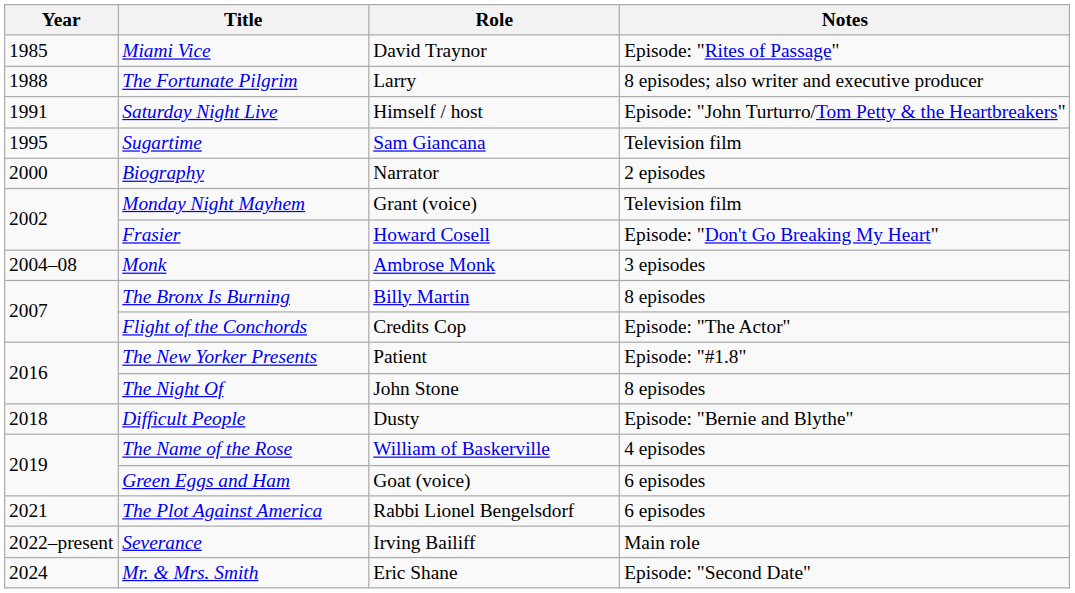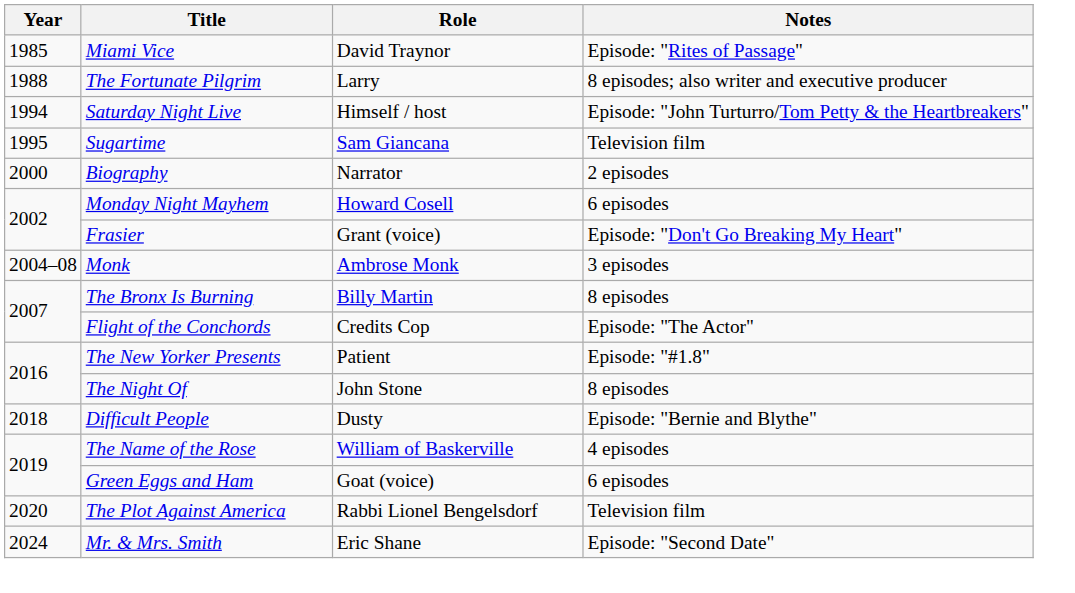(28, 111) 1991 -> (28, 111) 1994
(425, 204) Grant (voice) -> (395, 204) Howard Cosell
(683, 204) Television film -> (628, 204) 6 episodes
(432, 234) Howard Cosell -> (389, 234) Grant (voice)
(28, 511) 2021 -> (28, 511) 2020
(665, 511) 6 episodes -> (646, 511) Television film
- row: (162, 541)
